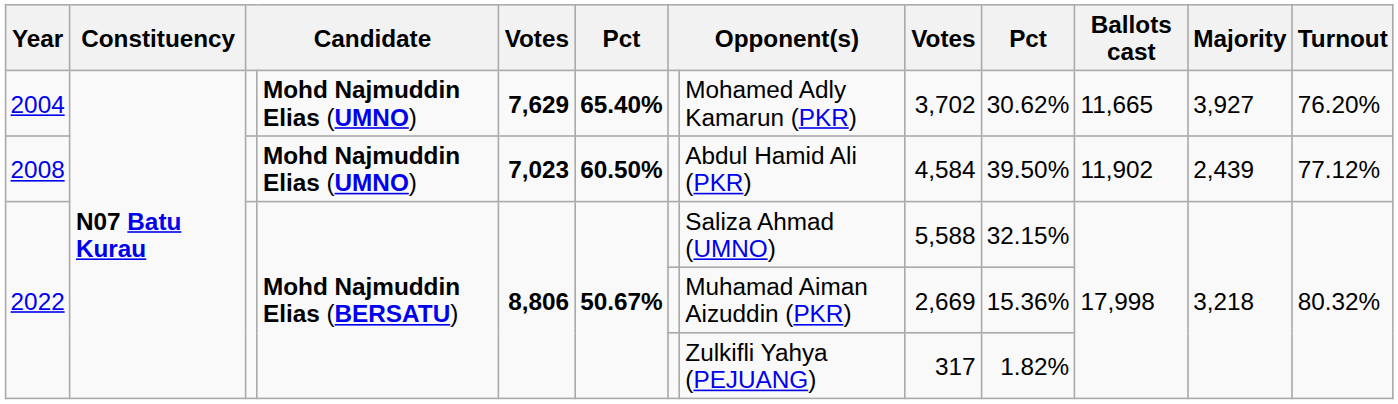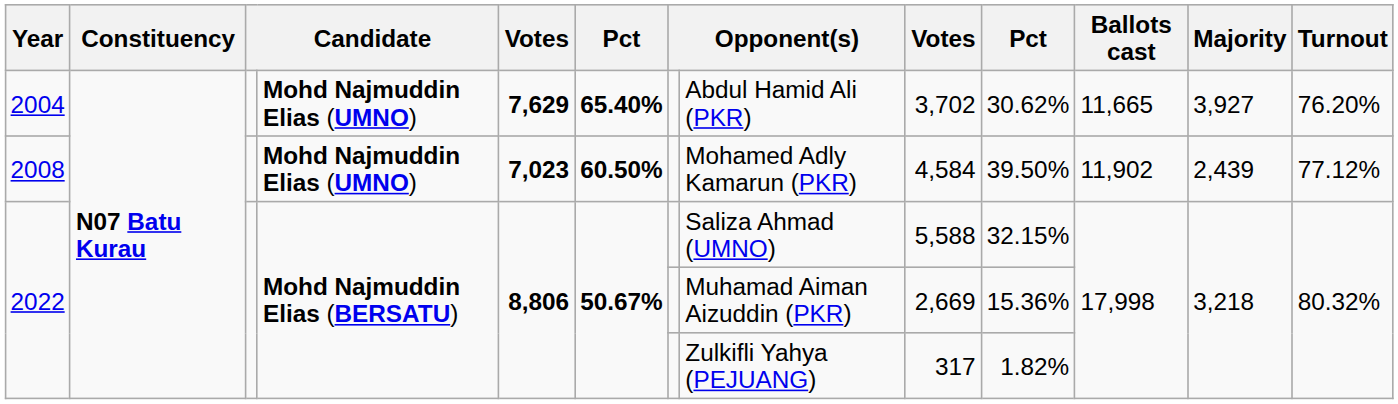(771, 103) Mohamed Adly Kamarun (PKR) -> (771, 103) Abdul Hamid Ali (PKR)
(771, 169) Abdul Hamid Ali (PKR) -> (771, 169) Mohamed Adly Kamarun (PKR)
